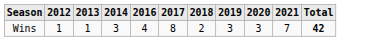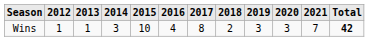+ column: (145, 12)
